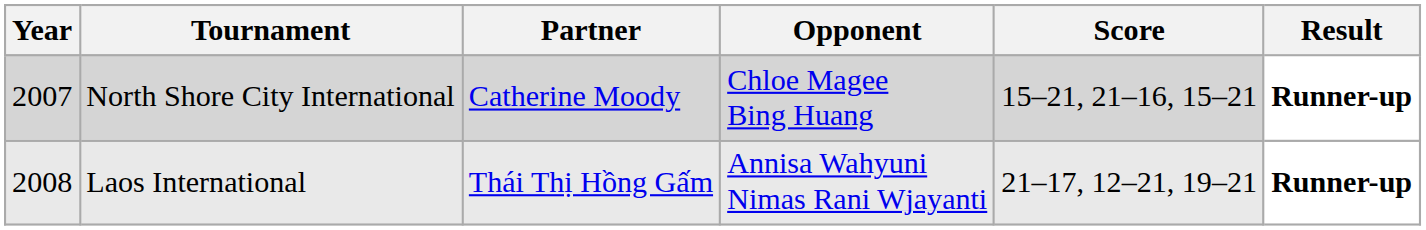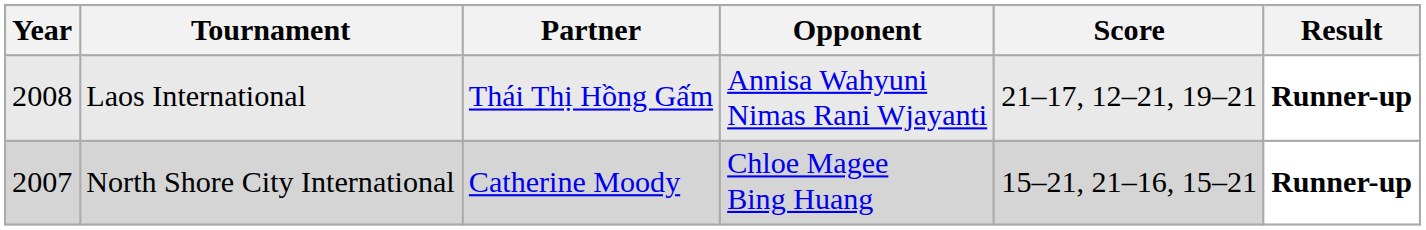rows swapped: (271, 97) <-> (196, 182)
